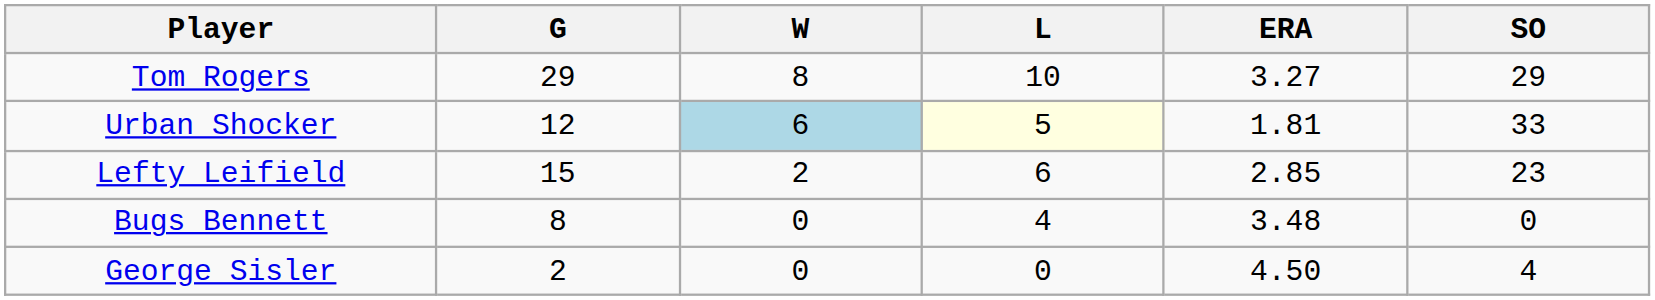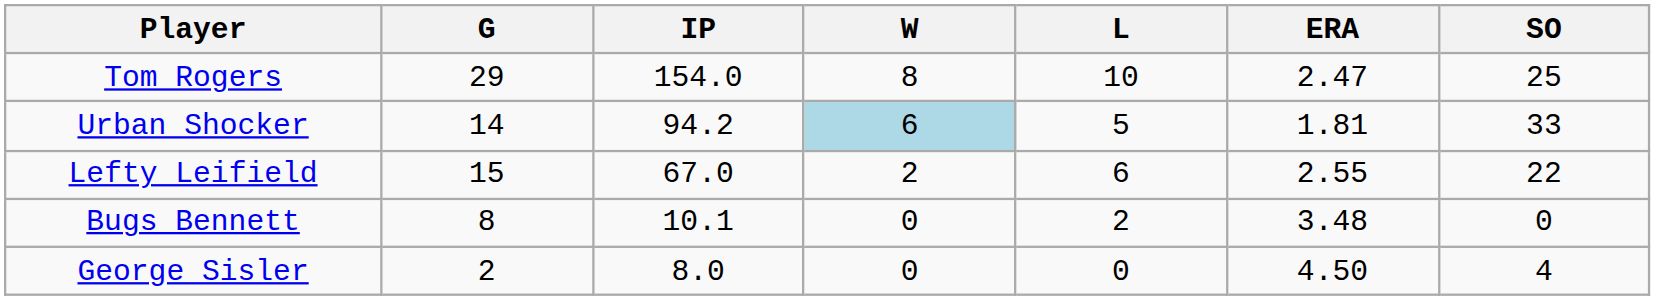+ column: (698, 29)
(1286, 78) 3.27 -> (1332, 78) 2.47
(1528, 78) 29 -> (1544, 78) 25
(558, 126) 12 -> (487, 126) 14
(1043, 126) lightyellow background -> (1121, 126) no background
(1286, 174) 2.85 -> (1332, 174) 2.55
(1528, 174) 23 -> (1544, 174) 22
(1043, 223) 4 -> (1121, 223) 2
